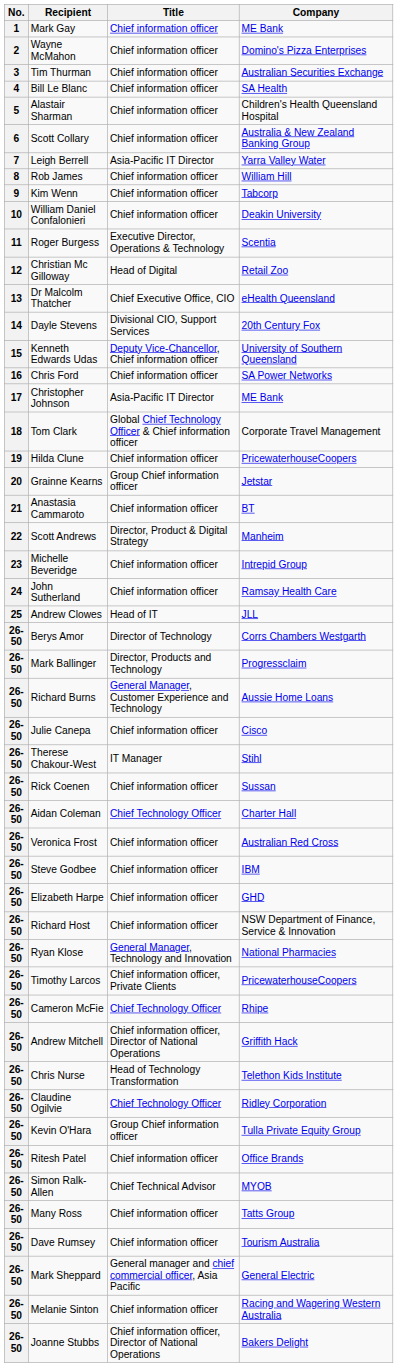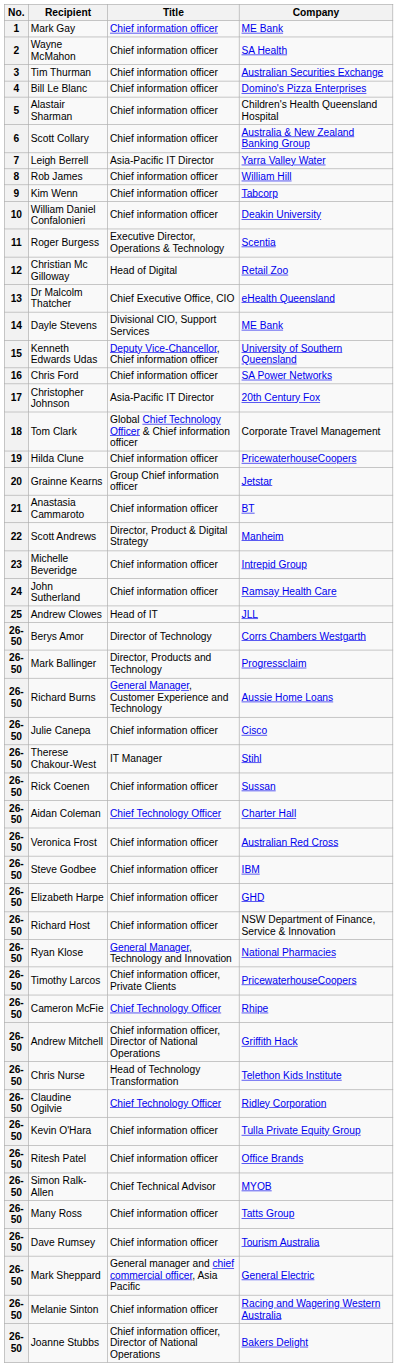(304, 50) Domino's Pizza Enterprises -> (264, 50) SA Health
(264, 89) SA Health -> (304, 89) Domino's Pizza Enterprises
(281, 326) 20th Century Fox -> (262, 326) ME Bank
(262, 398) ME Bank -> (281, 398) 20th Century Fox
(164, 1131) Group Chief information officer -> (164, 1131) Chief information officer
